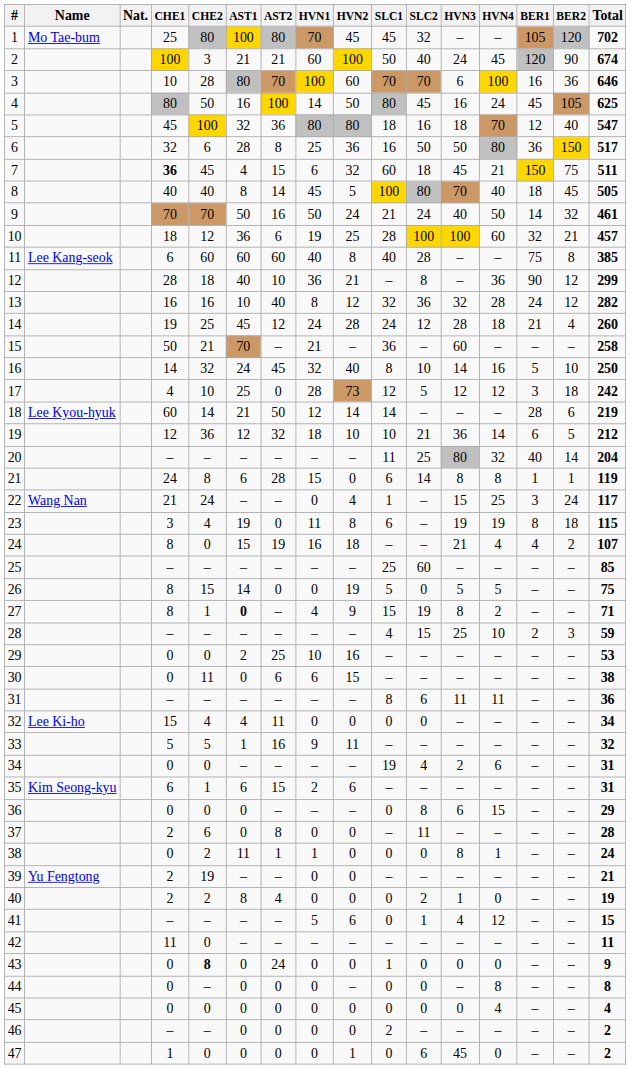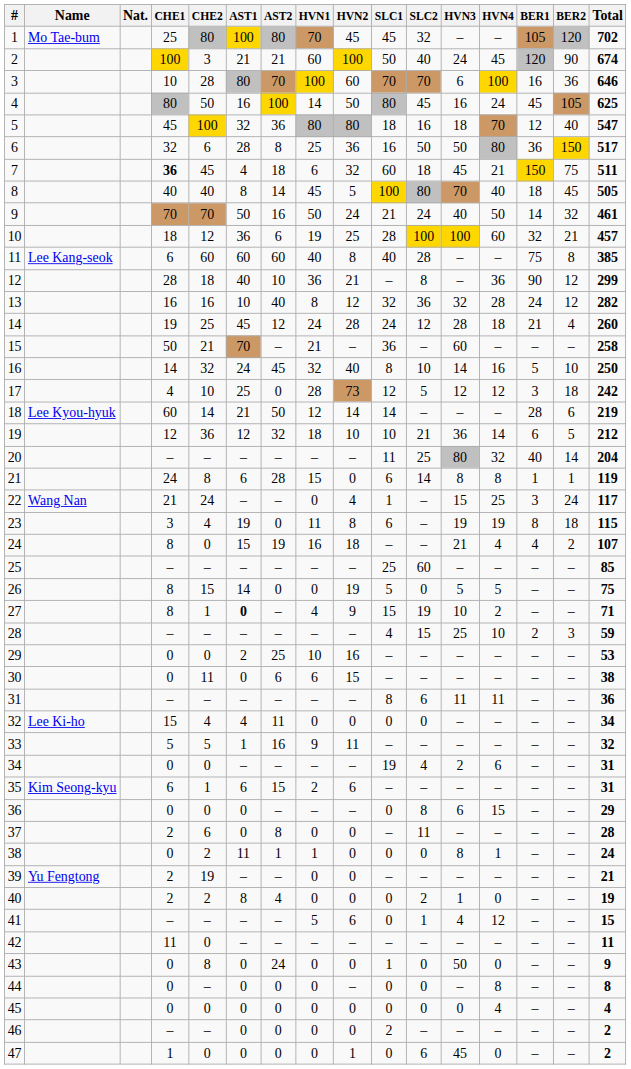(278, 170) 15 -> (278, 170) 18
(460, 611) 8 -> (460, 611) 10
(207, 964) bold -> (207, 964) normal
(460, 964) 0 -> (460, 964) 50
